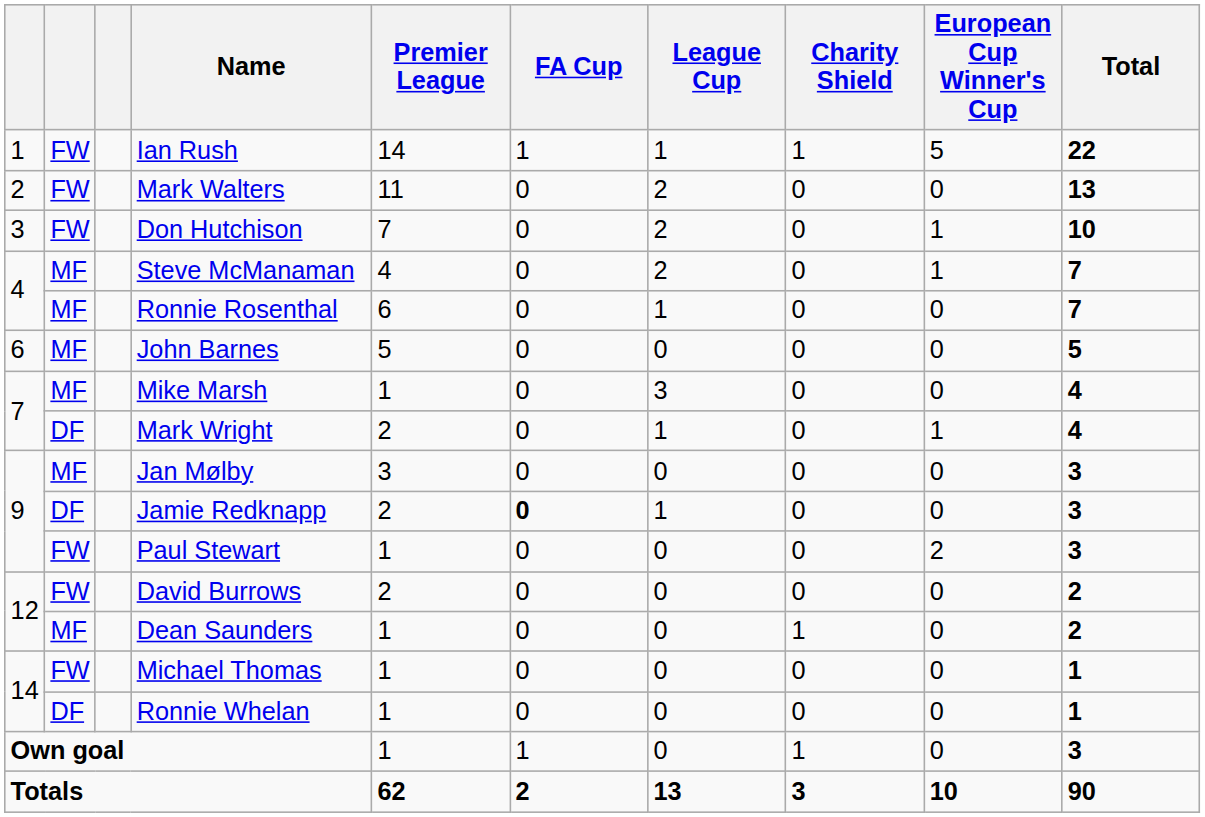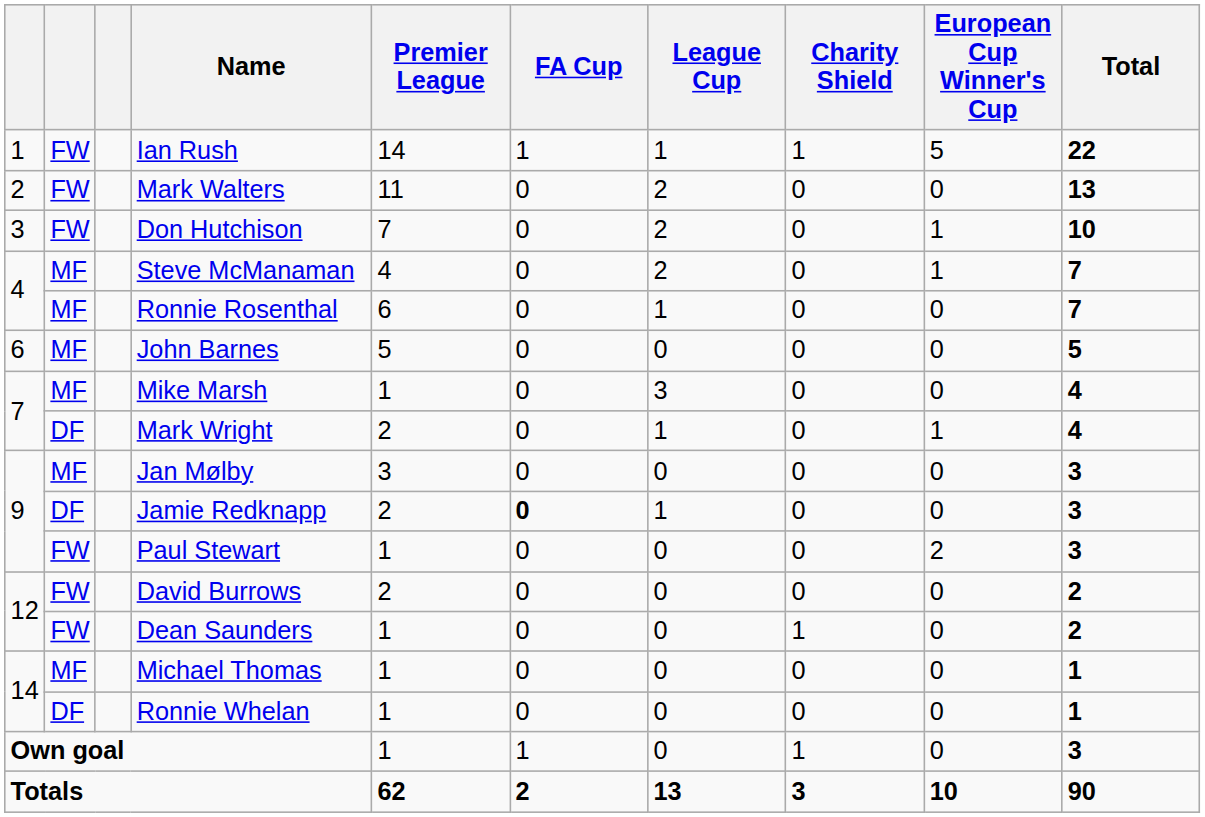(69, 631) MF -> (70, 631) FW
(70, 671) FW -> (69, 671) MF
